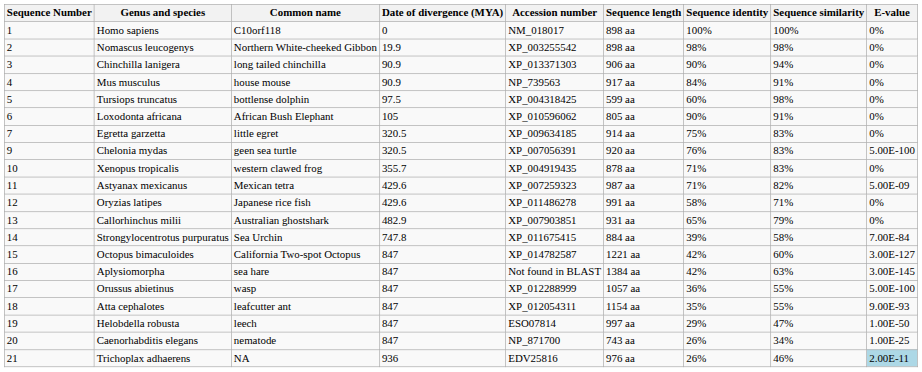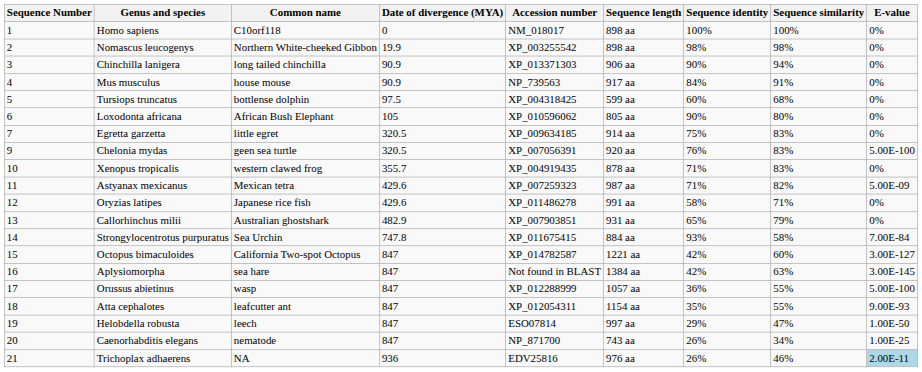(783, 99) 98% -> (783, 99) 68%
(783, 116) 91% -> (783, 116) 80%
(696, 237) 39% -> (696, 237) 93%
